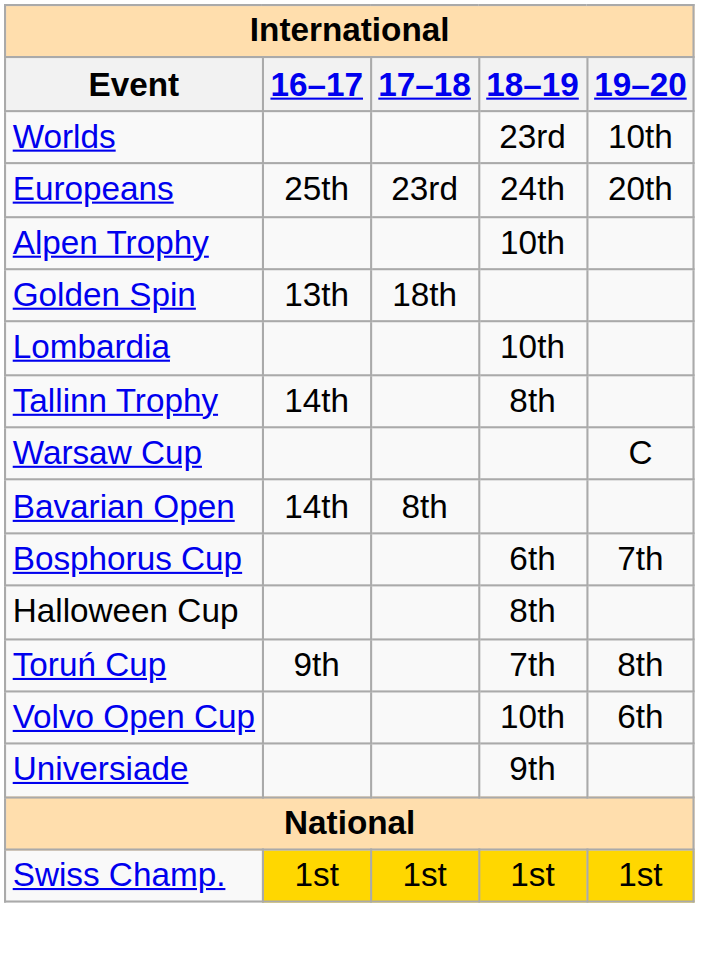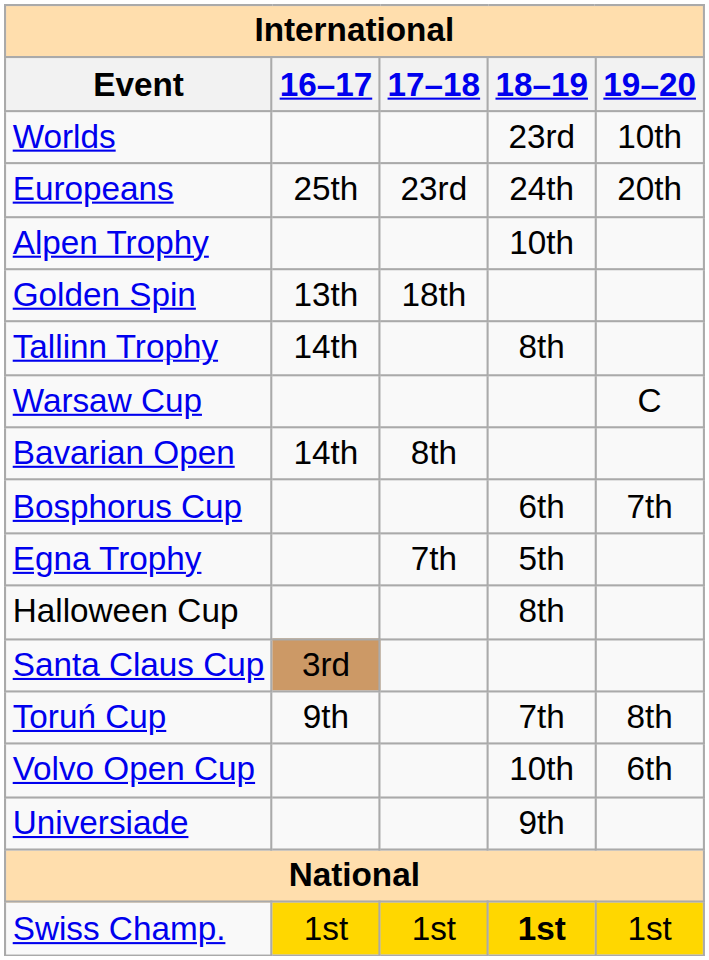- row: (91, 347)
+ row: (107, 558)
+ row: (139, 664)
(533, 875) normal -> (542, 928) bold
